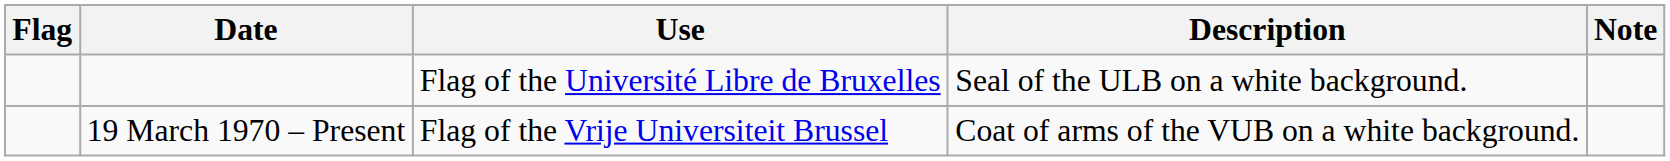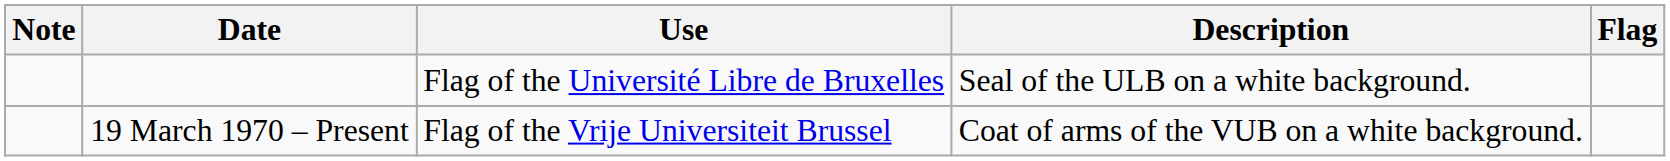columns swapped: (42, 29) <-> (1626, 29)
